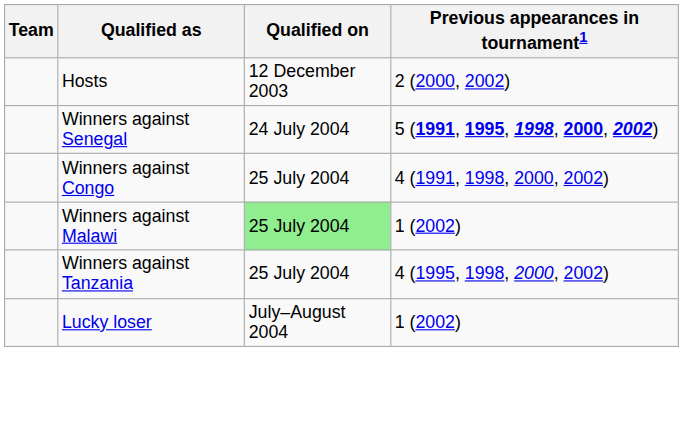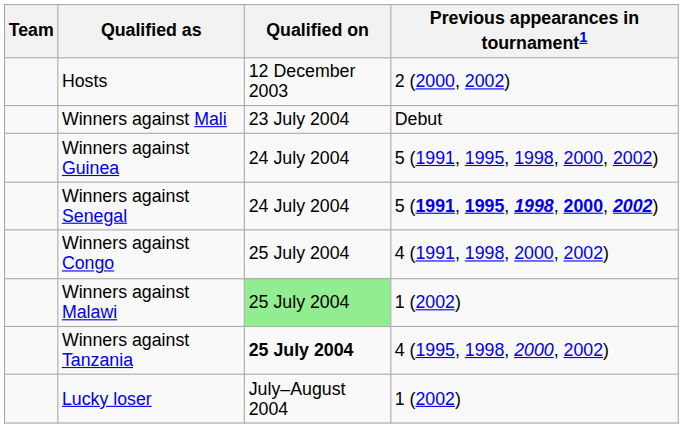+ row: (144, 119)
+ row: (126, 157)
(299, 274) normal -> (301, 350) bold
